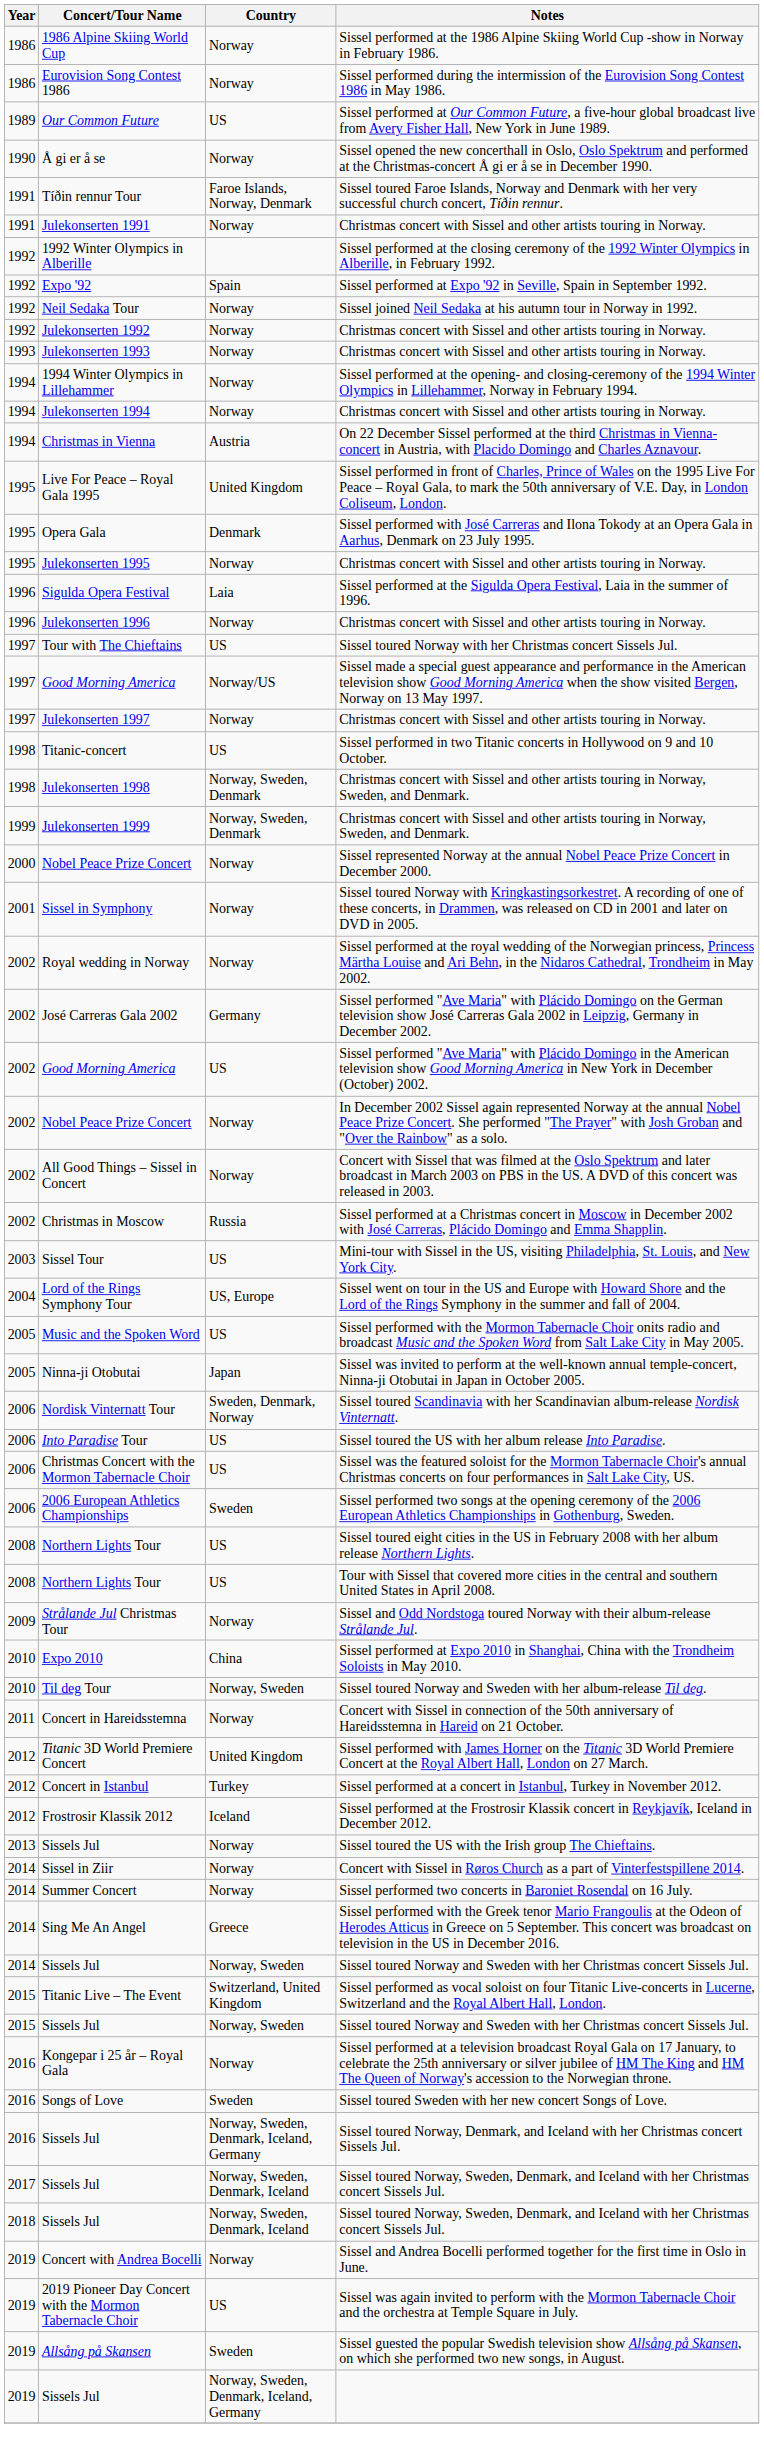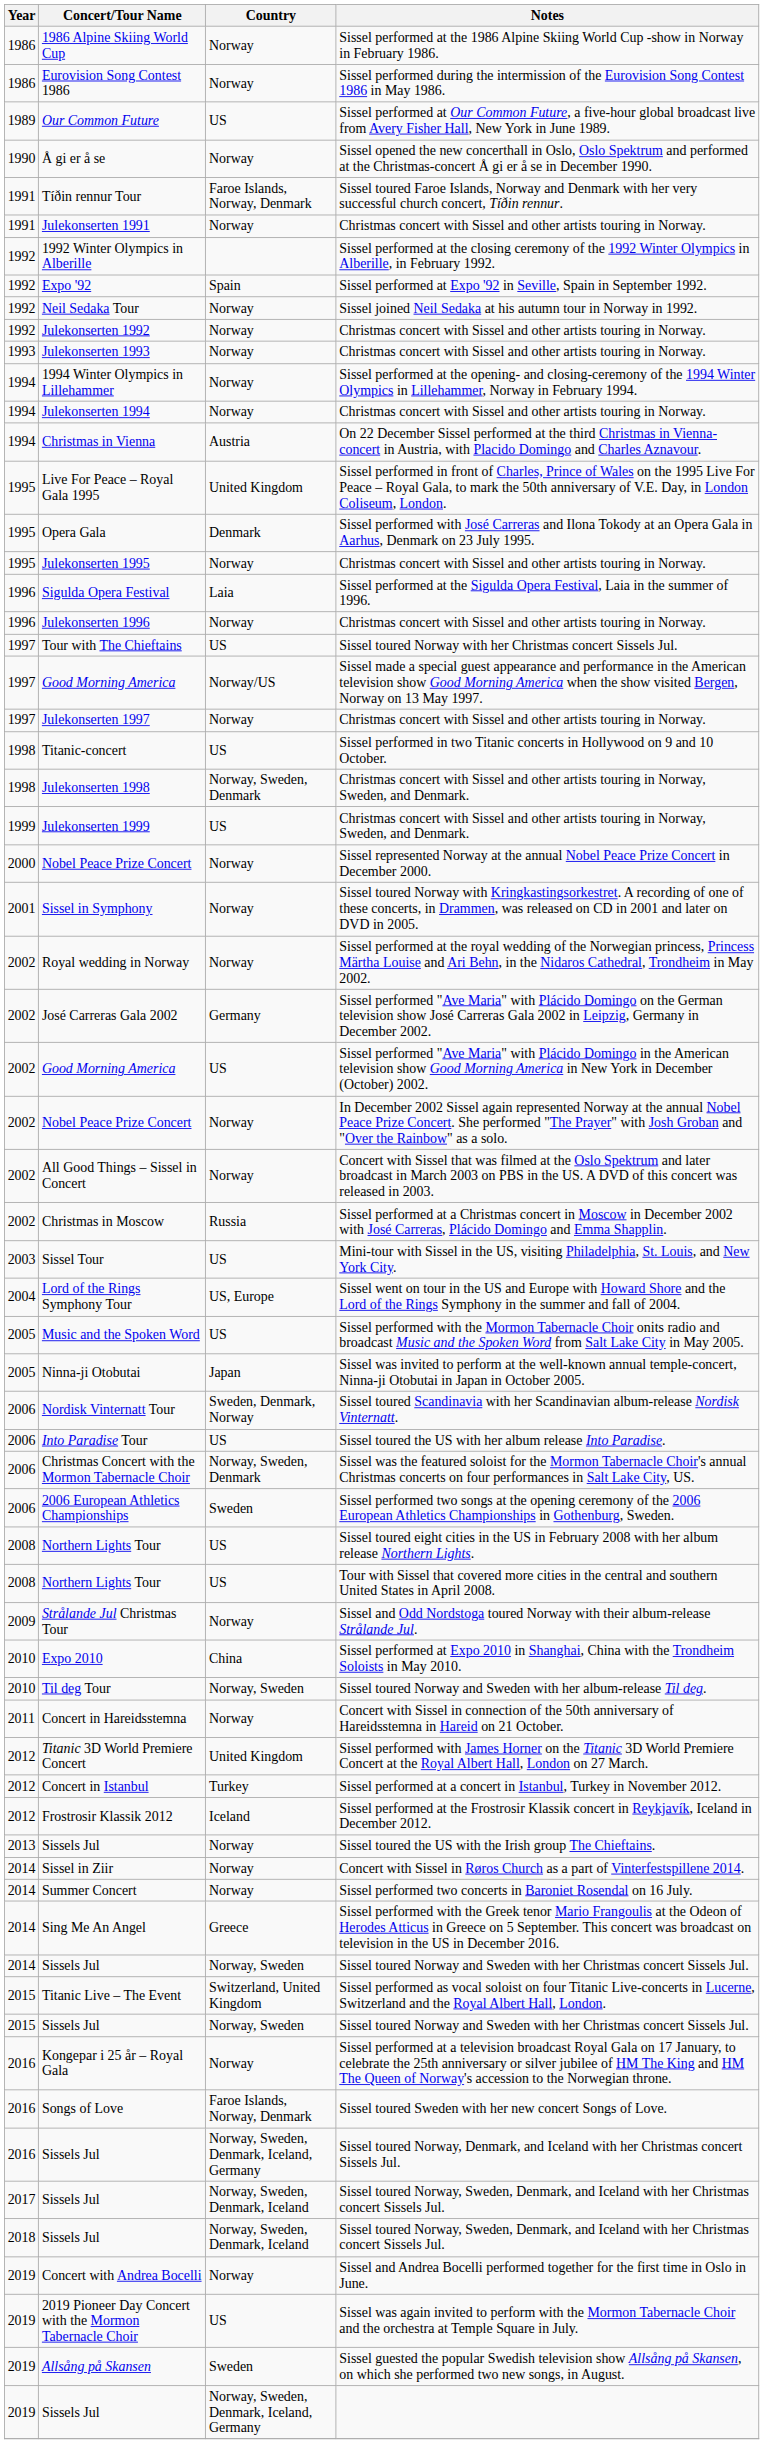(258, 825) Norway, Sweden, Denmark -> (218, 825) US
(218, 1470) US -> (258, 1470) Norway, Sweden, Denmark
(231, 2101) Sweden -> (260, 2108) Faroe Islands, Norway, Denmark
